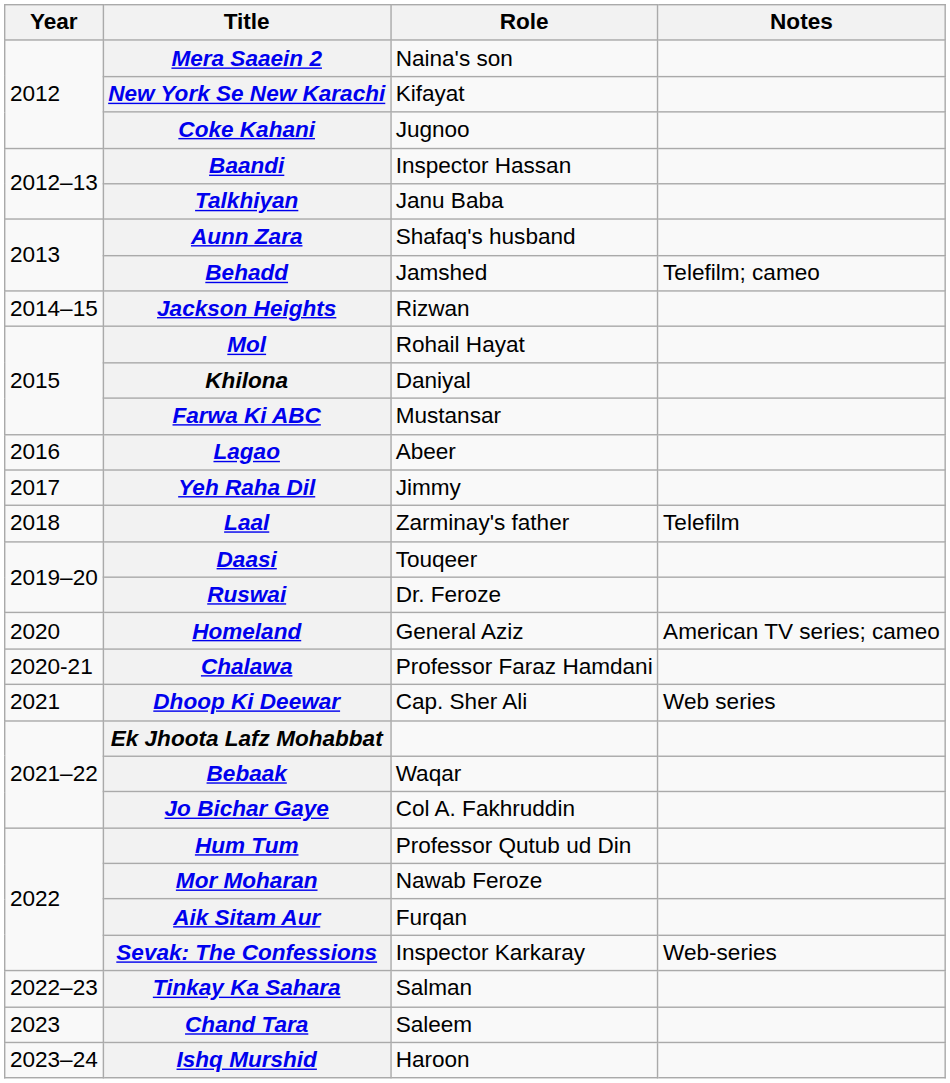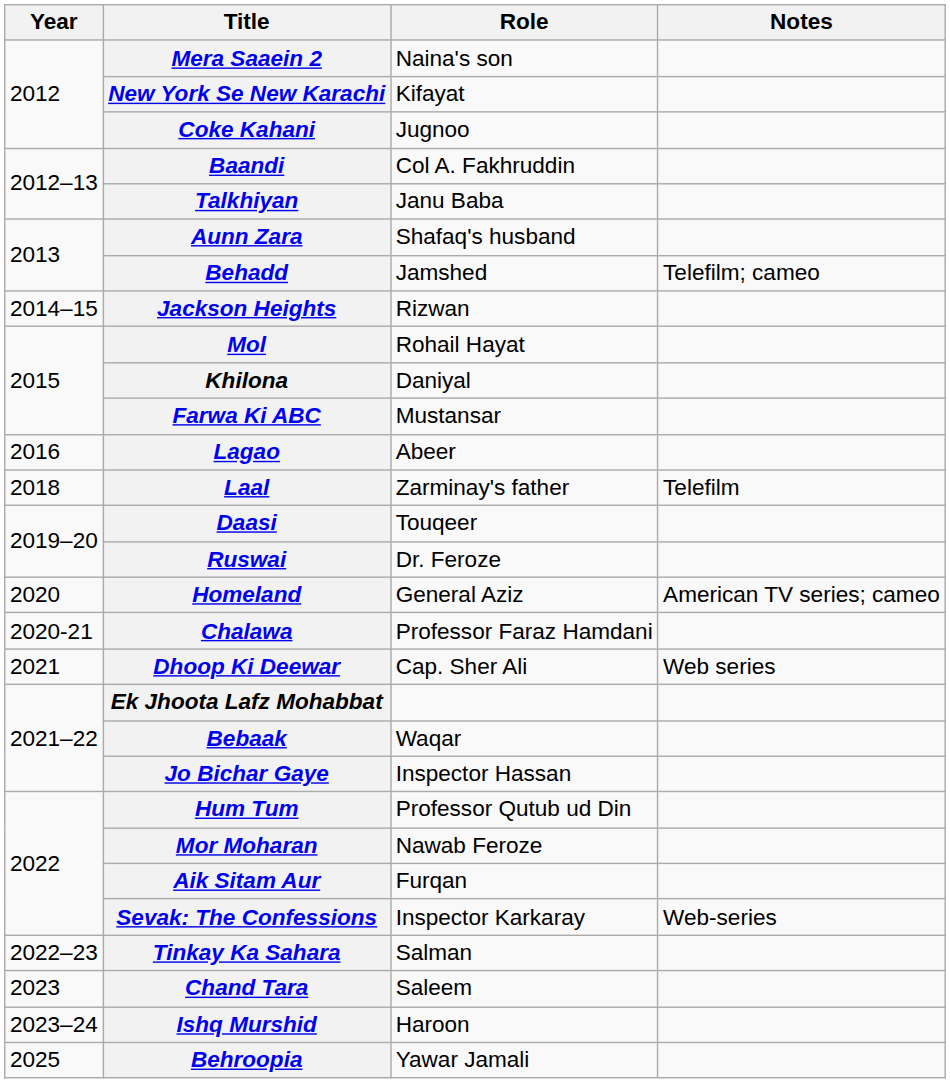(483, 165) Inspector Hassan -> (485, 165) Col A. Fakhruddin
- row: (247, 487)
(485, 809) Col A. Fakhruddin -> (483, 773) Inspector Hassan
+ row: (247, 1059)
